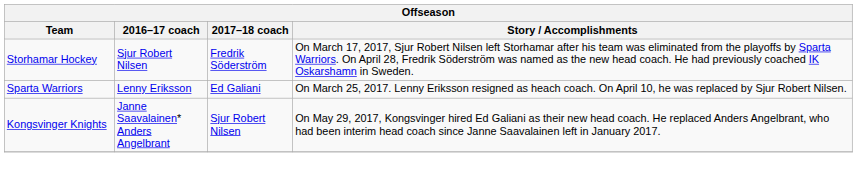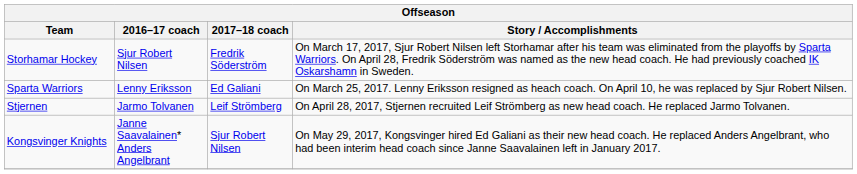+ row: (27, 106)
